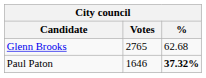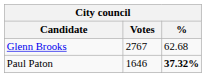(136, 47) 2765 -> (136, 47) 2767
